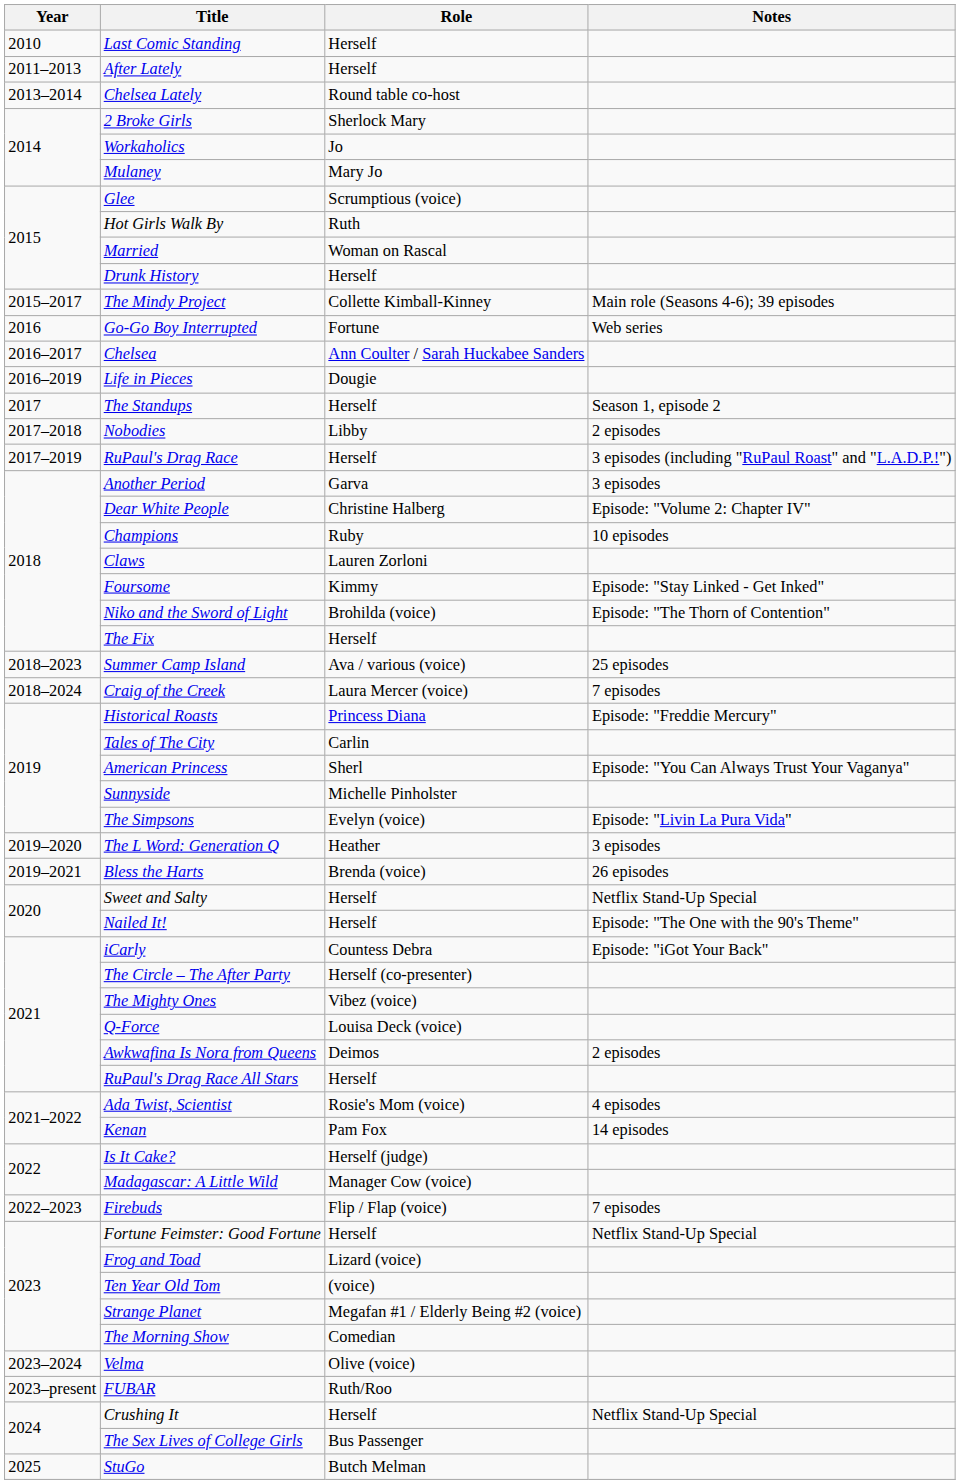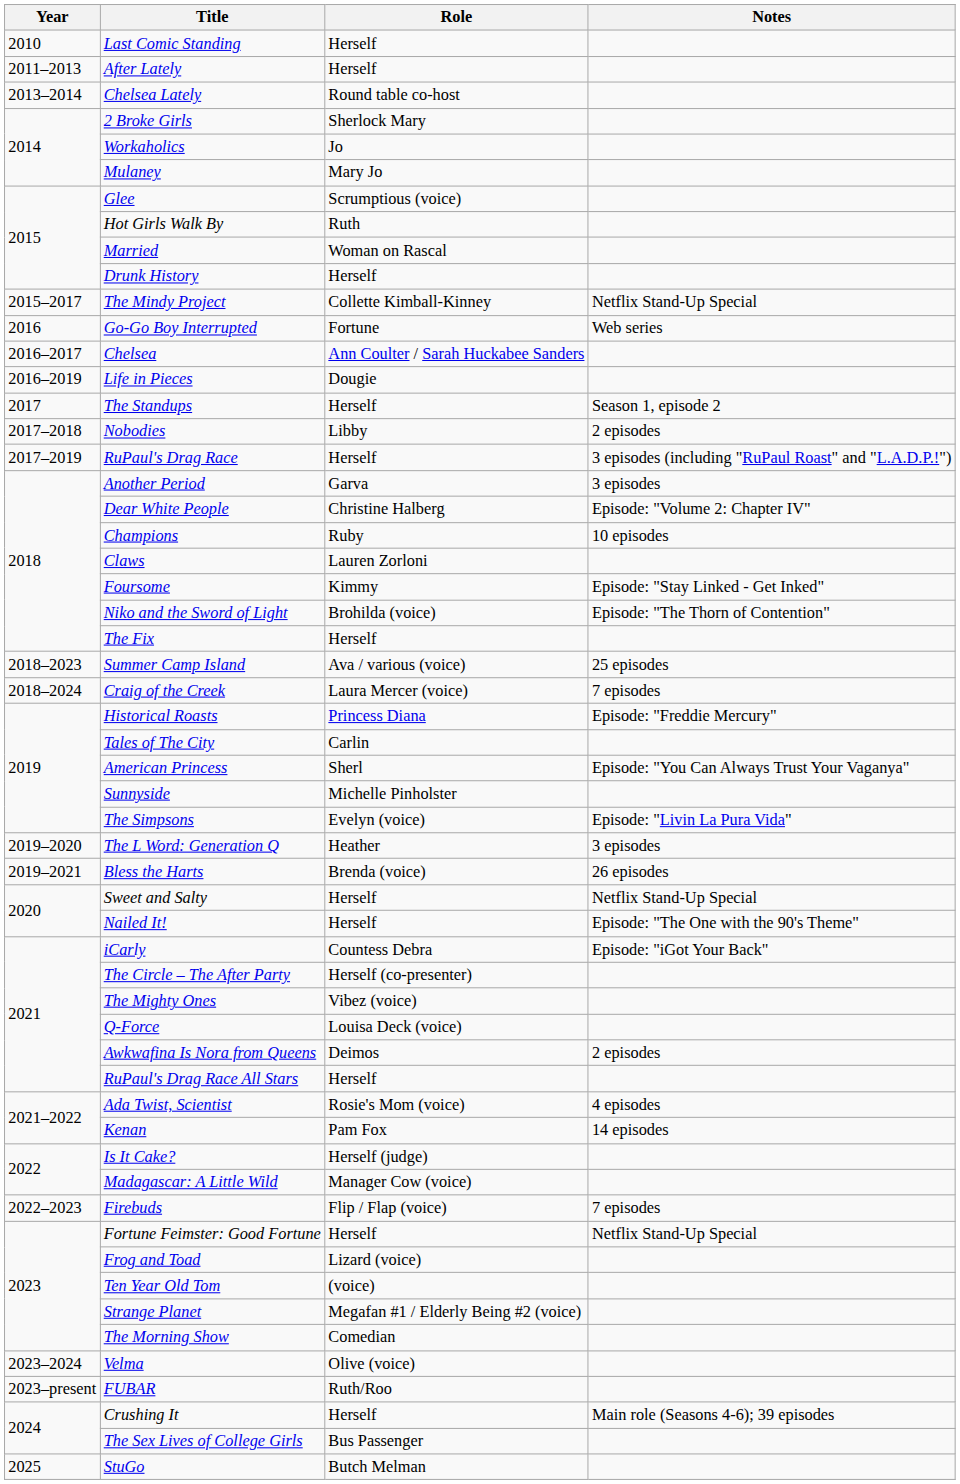(713, 302) Main role (Seasons 4-6); 39 episodes -> (674, 302) Netflix Stand-Up Special
(674, 1415) Netflix Stand-Up Special -> (713, 1415) Main role (Seasons 4-6); 39 episodes
